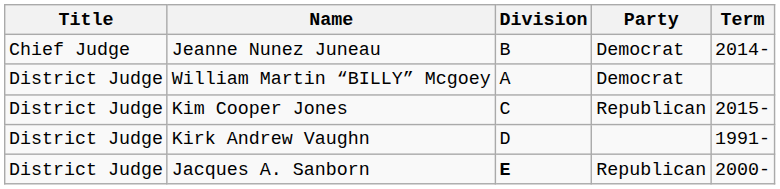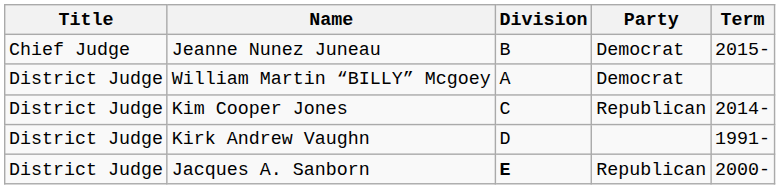(742, 50) 2014- -> (742, 50) 2015-
(742, 109) 2015- -> (742, 109) 2014-
